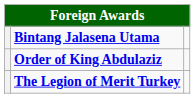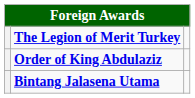rows swapped: (97, 81) <-> (87, 37)
